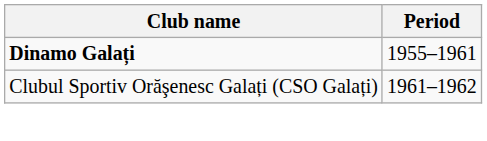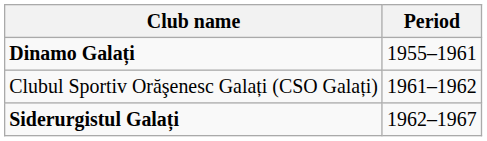+ row: (94, 119)
